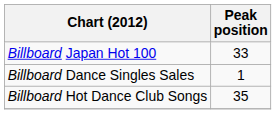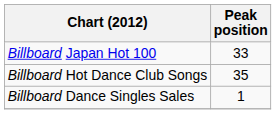rows swapped: (101, 75) <-> (107, 97)
